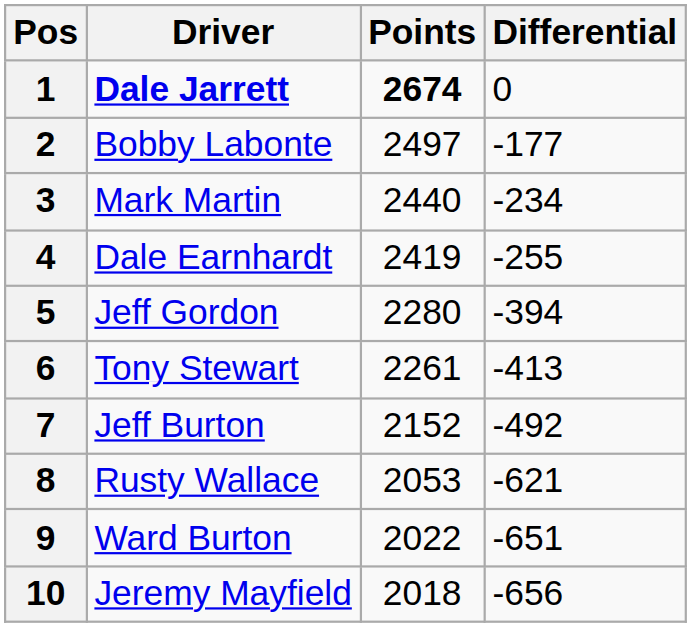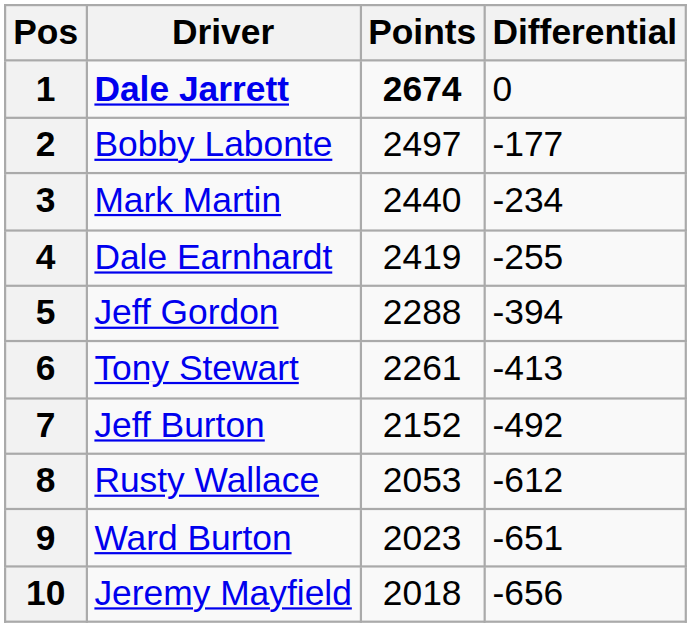(422, 312) 2280 -> (422, 312) 2288
(528, 481) -621 -> (528, 481) -612
(422, 537) 2022 -> (422, 537) 2023
